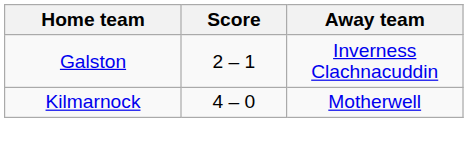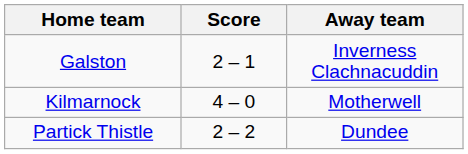+ row: (93, 132)
